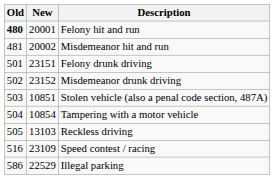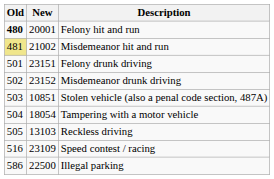(15, 47) no background -> (15, 47) khaki background
(42, 47) 20002 -> (42, 47) 21002
(42, 115) 10854 -> (42, 115) 18054
(42, 166) 22529 -> (42, 166) 22500
